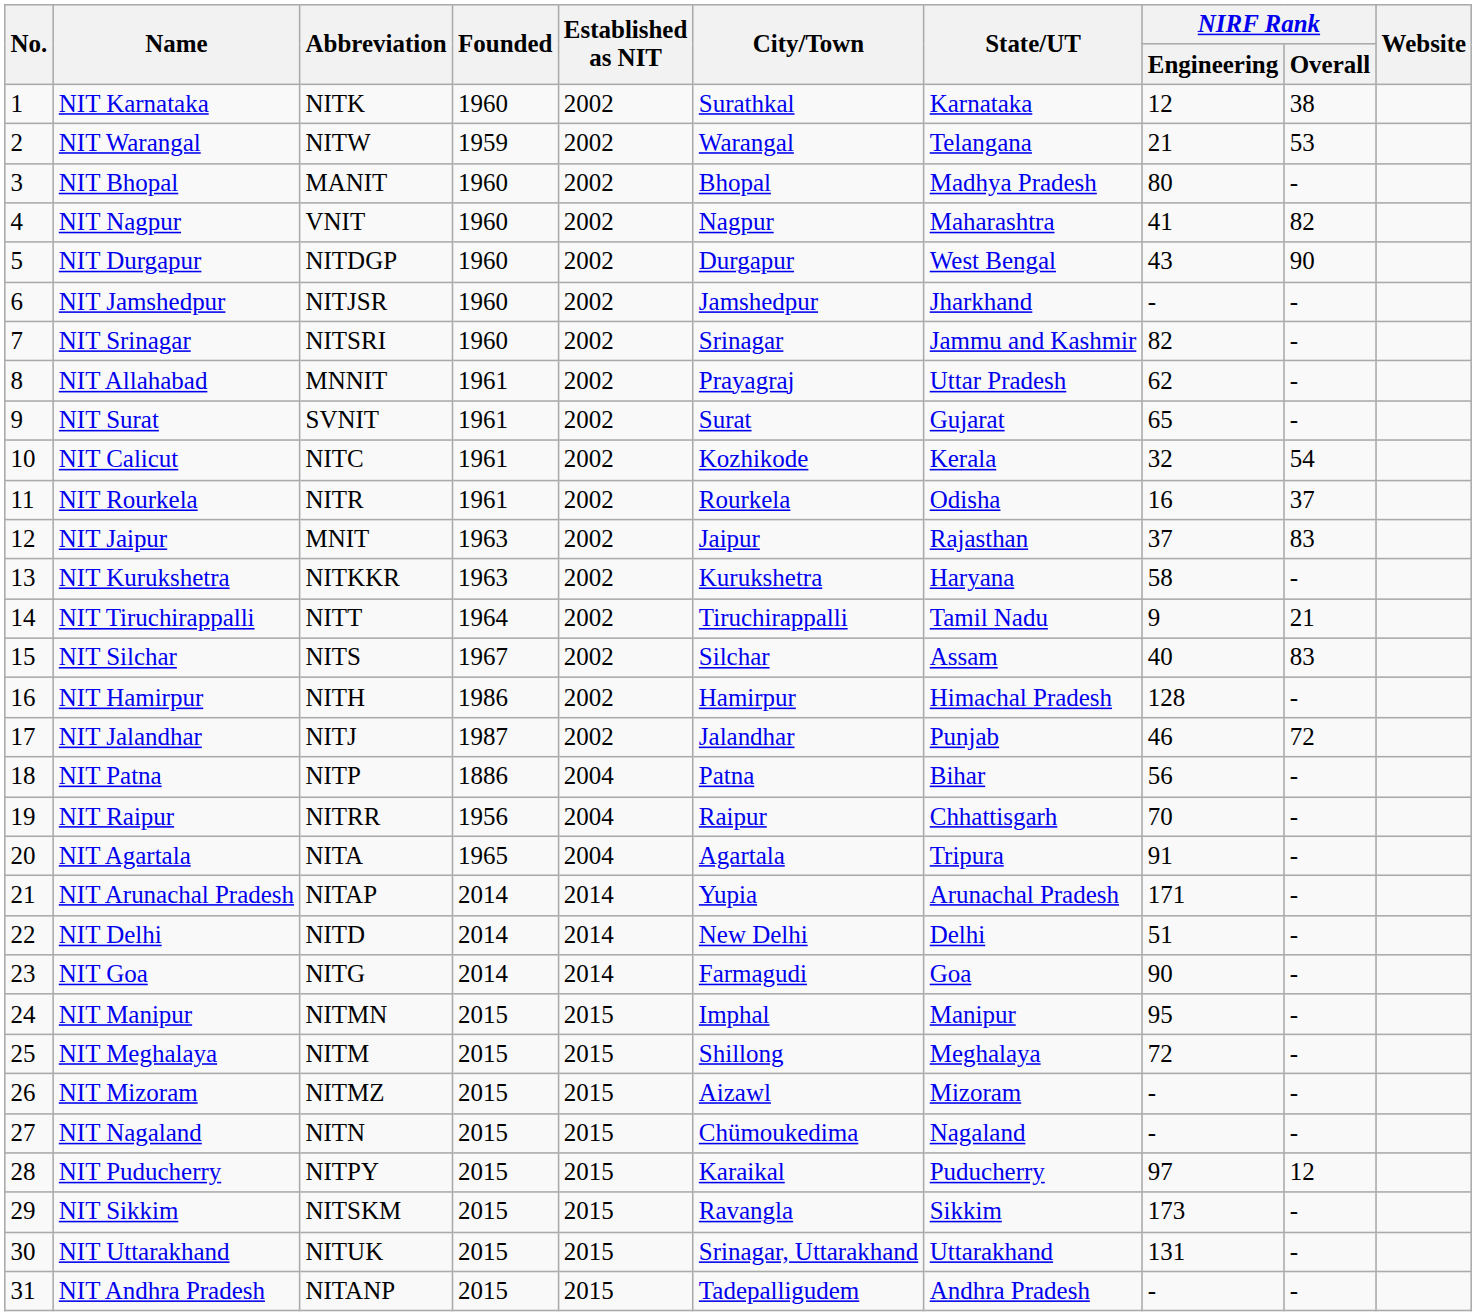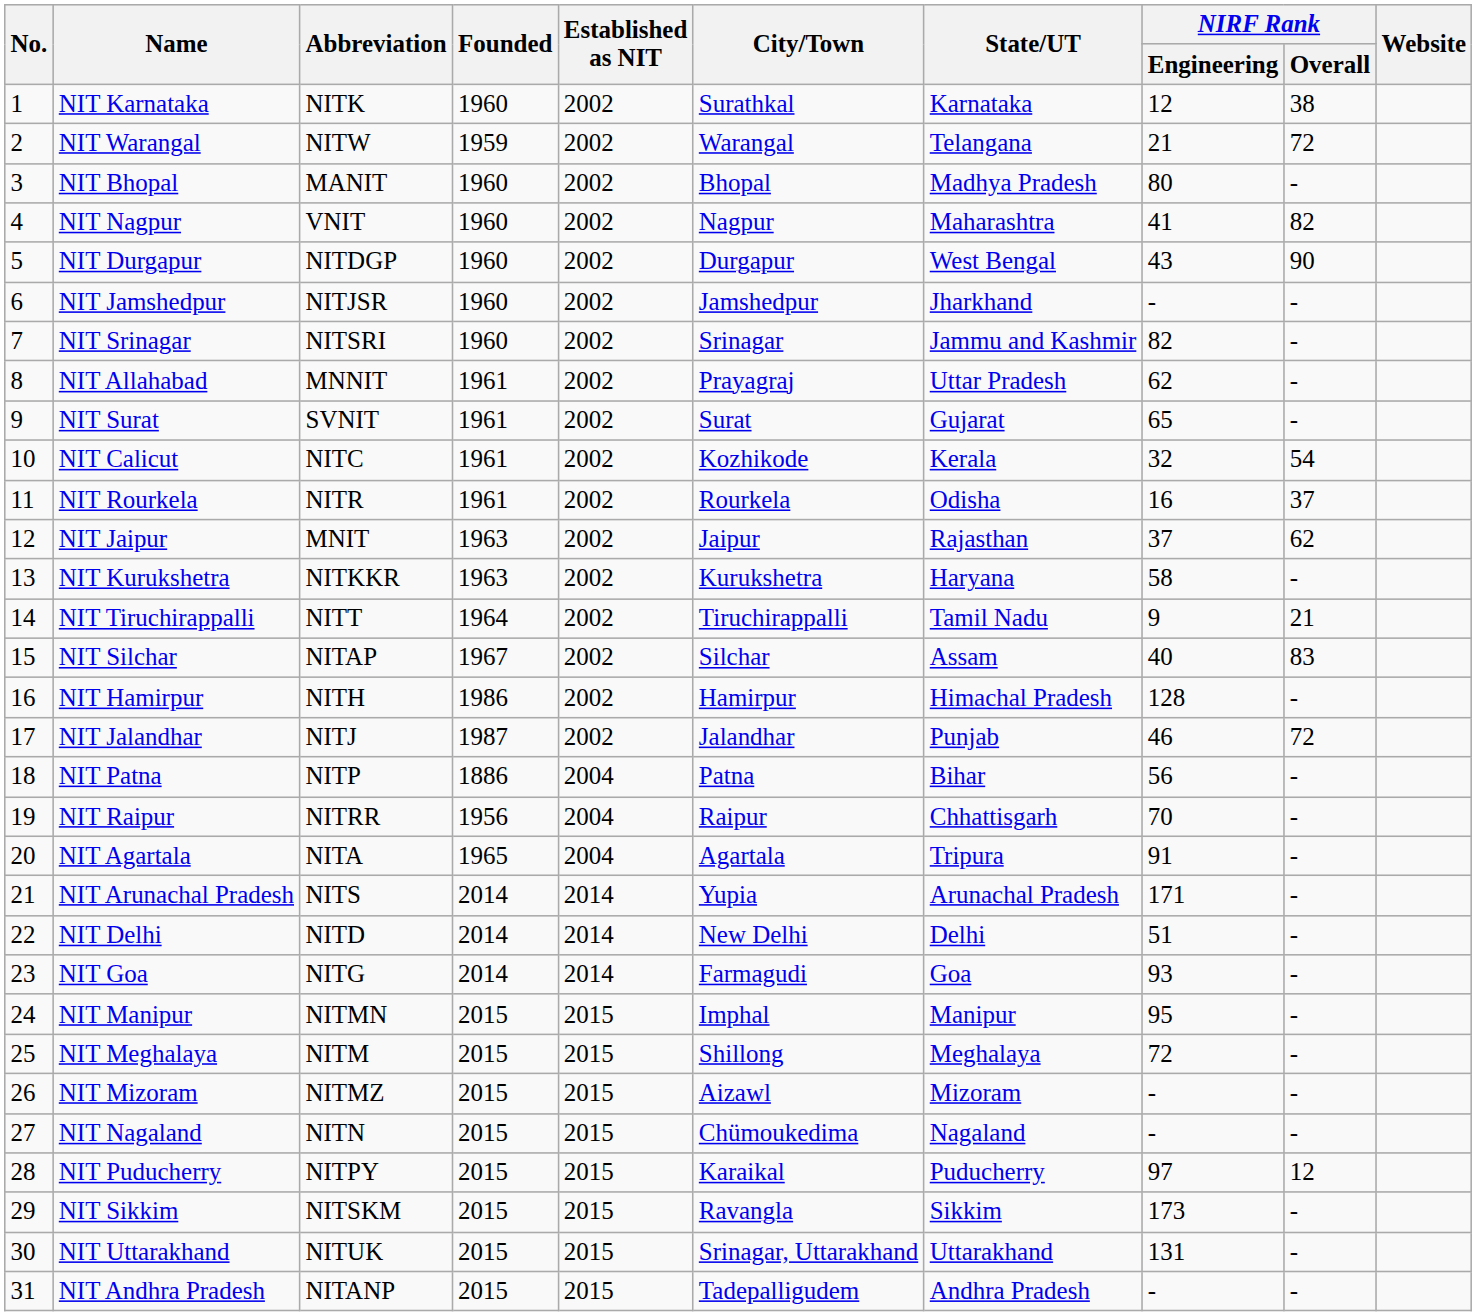(1302, 143) 53 -> (1302, 143) 72
(1302, 538) 83 -> (1302, 538) 62
(333, 657) NITS -> (341, 657) NITAP
(341, 895) NITAP -> (333, 895) NITS
(1160, 974) 90 -> (1160, 974) 93
